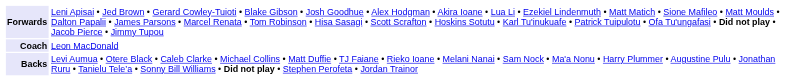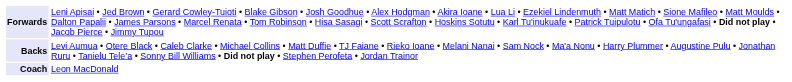rows swapped: (34, 64) <-> (34, 46)
